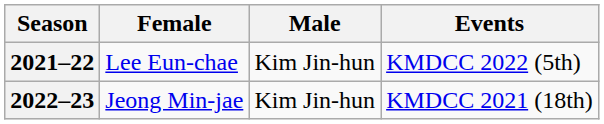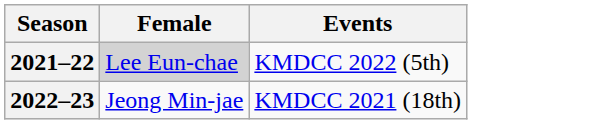- column: (315, 23)
(172, 61) no background -> (172, 61) lightgrey background
